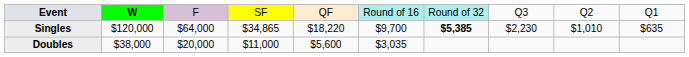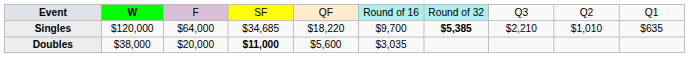(261, 29) $34,865 -> (261, 29) $34,685
(521, 29) $2,230 -> (521, 29) $2,210
(261, 45) normal -> (261, 45) bold
